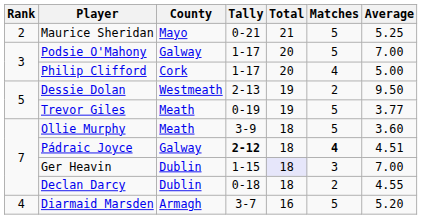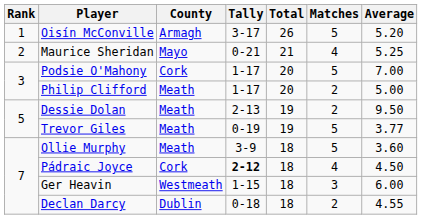+ row: (97, 33)
(334, 33) 5 -> (334, 52) 4
(180, 52) Galway -> (173, 71) Cork
(173, 71) Cork -> (177, 90) Meath
(334, 71) 4 -> (334, 90) 2
(191, 90) Westmeath -> (177, 109) Meath
(180, 147) Galway -> (173, 167) Cork
(334, 147) bold -> (334, 167) normal
(389, 147) 4.51 -> (389, 167) 4.50
(180, 167) Dublin -> (191, 186) Westmeath
(287, 167) lavender background -> (287, 186) no background
(389, 167) 7.00 -> (389, 186) 6.00
- row: (97, 205)
